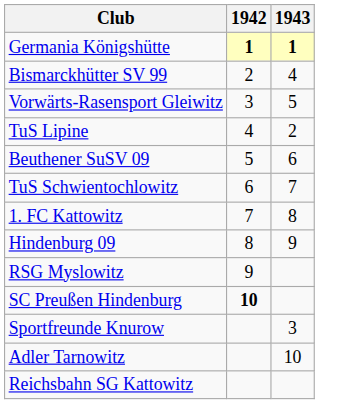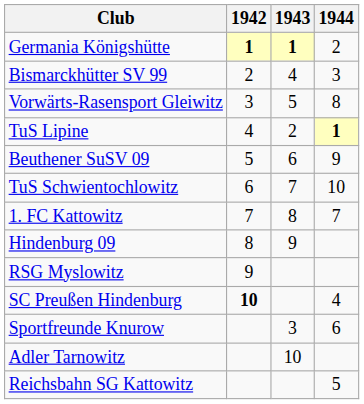+ column: (336, 18)
